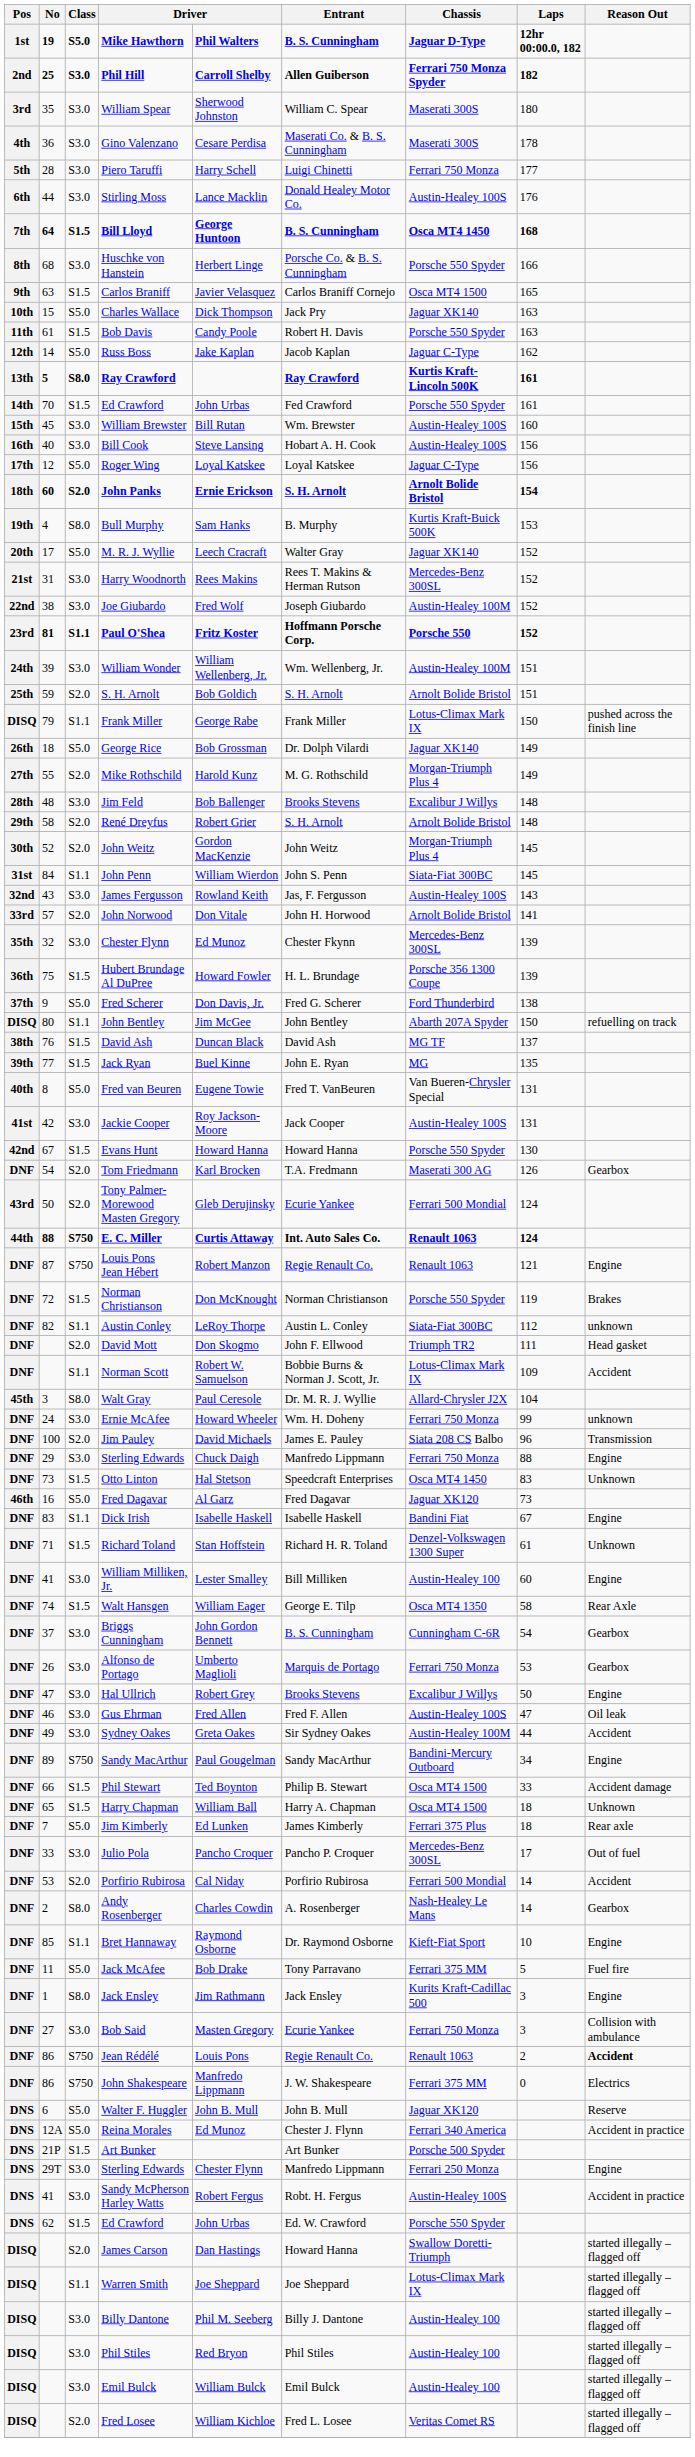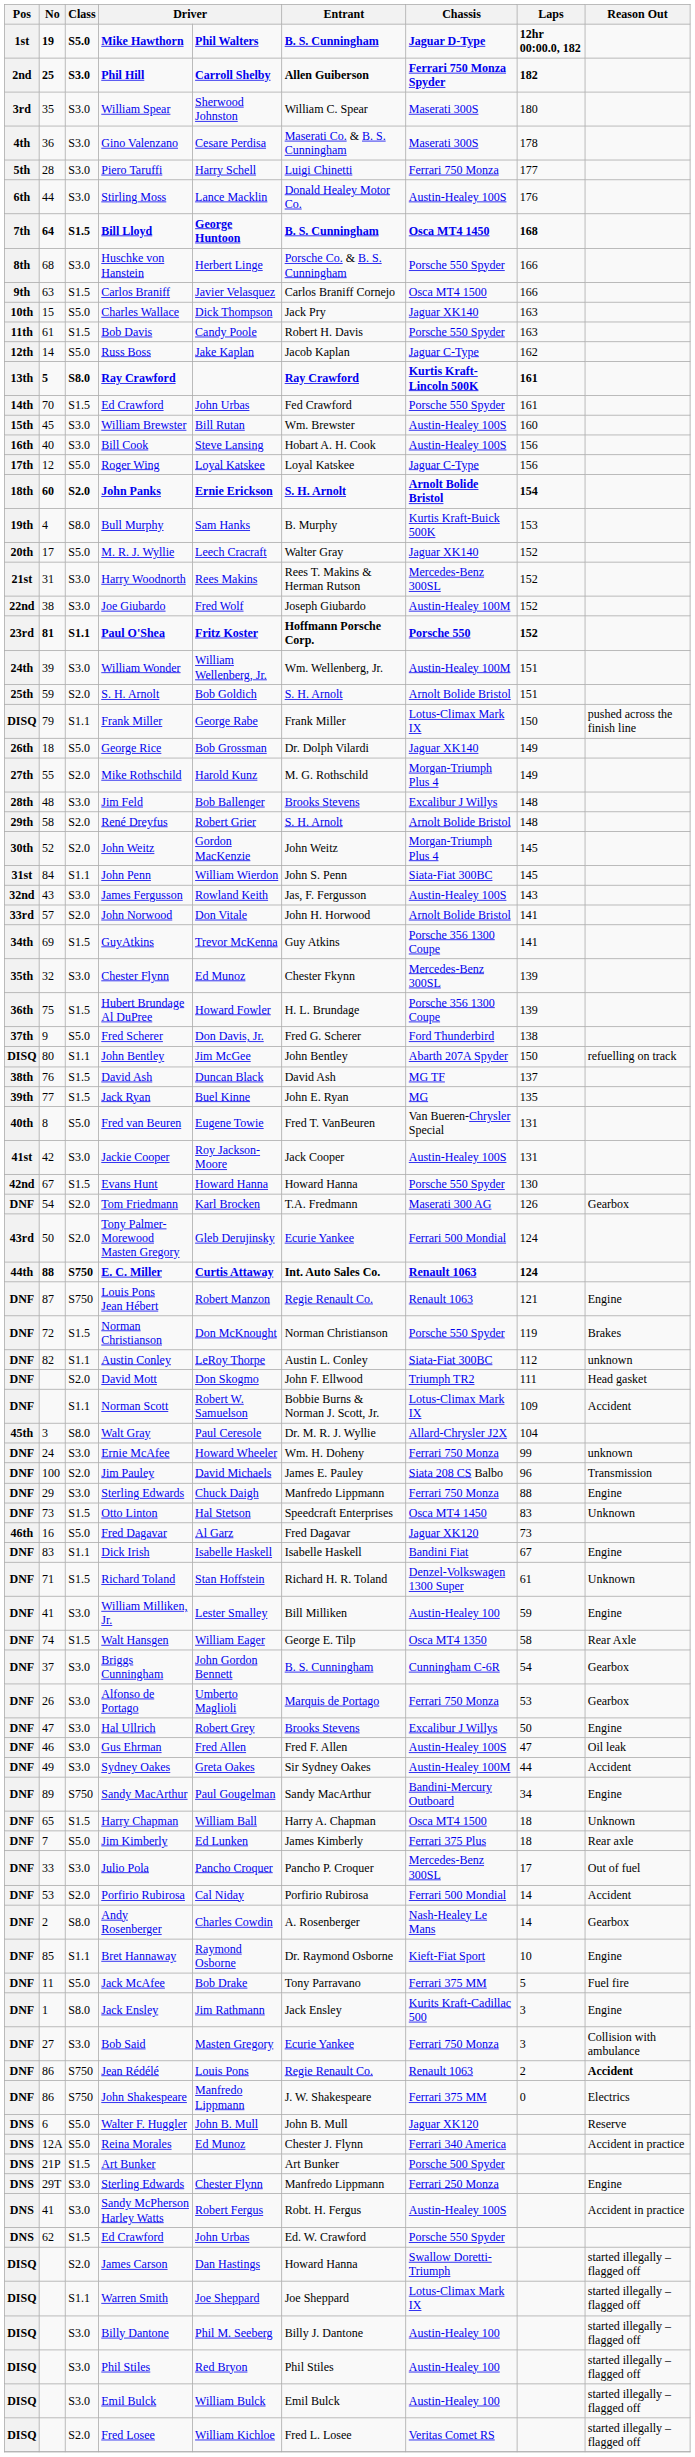(529, 292) 165 -> (529, 292) 166
+ row: (48, 942)
(526, 1579) 60 -> (526, 1613) 59
- row: (48, 1787)
